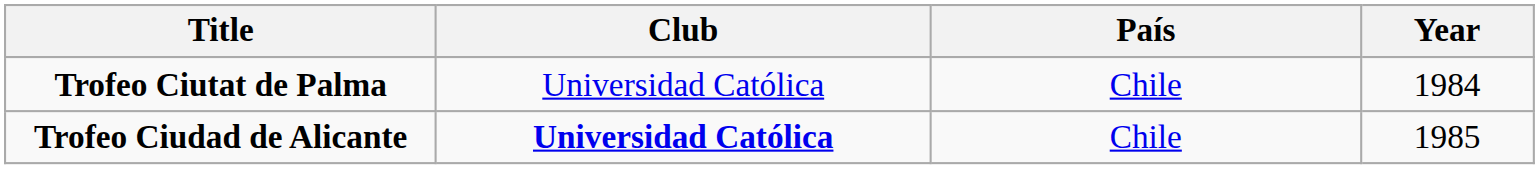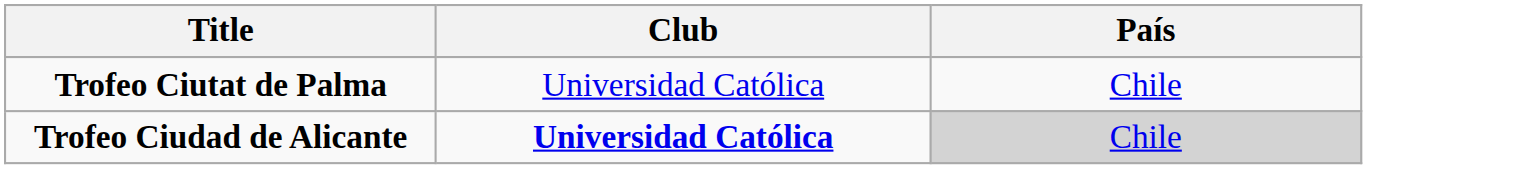- column: (1447, 30)
(1146, 136) no background -> (1146, 136) lightgrey background
